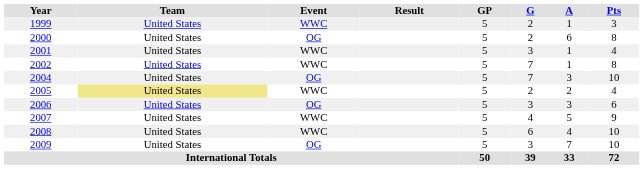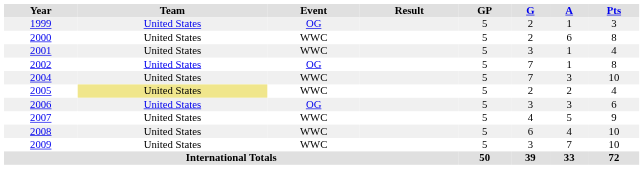(314, 24) WWC -> (314, 24) OG
(314, 37) OG -> (314, 37) WWC
(314, 64) WWC -> (314, 64) OG
(314, 77) OG -> (314, 77) WWC
(314, 144) OG -> (314, 144) WWC
